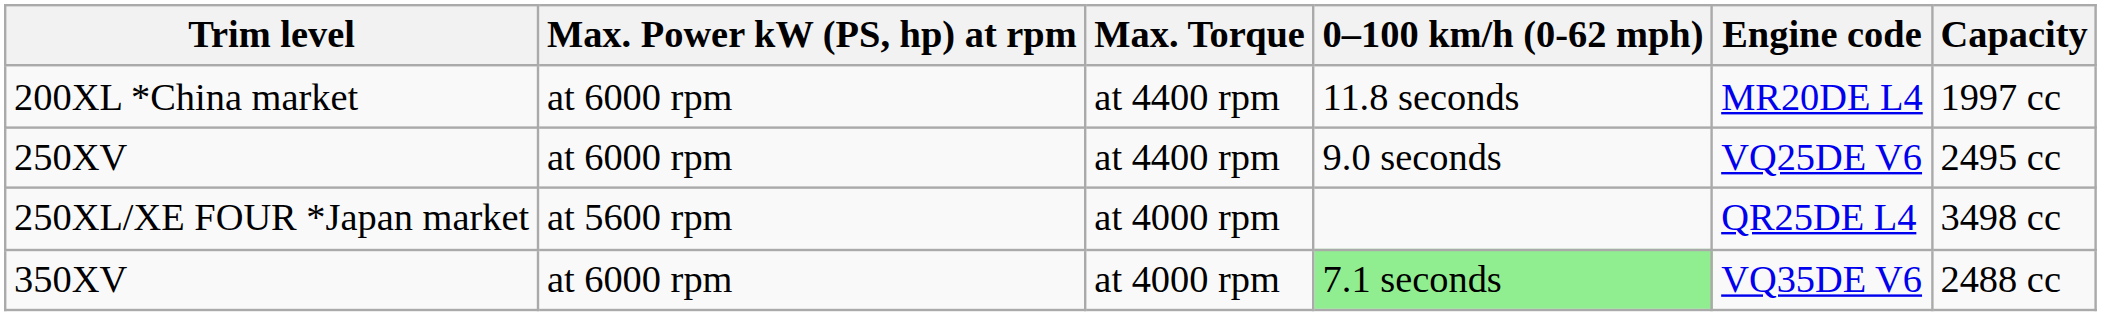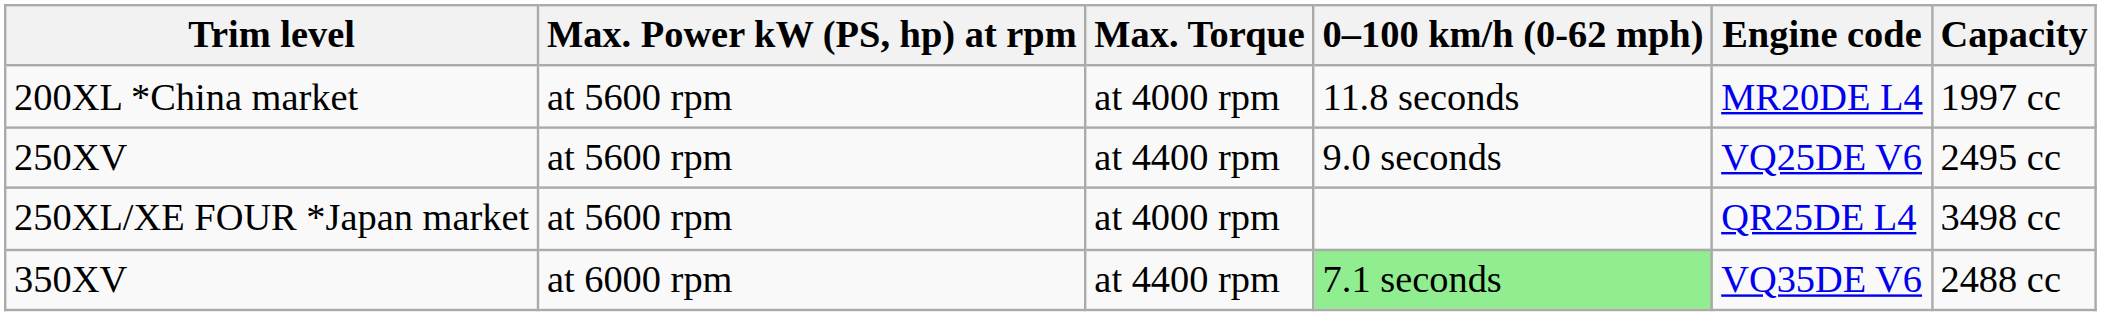(640, 95) at 6000 rpm -> (640, 95) at 5600 rpm
(1187, 95) at 4400 rpm -> (1187, 95) at 4000 rpm
(640, 156) at 6000 rpm -> (640, 156) at 5600 rpm
(1187, 278) at 4000 rpm -> (1187, 278) at 4400 rpm
